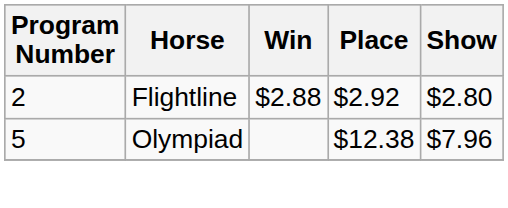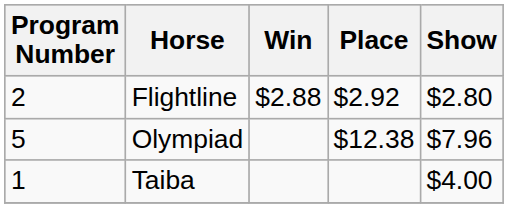+ row: (163, 180)
